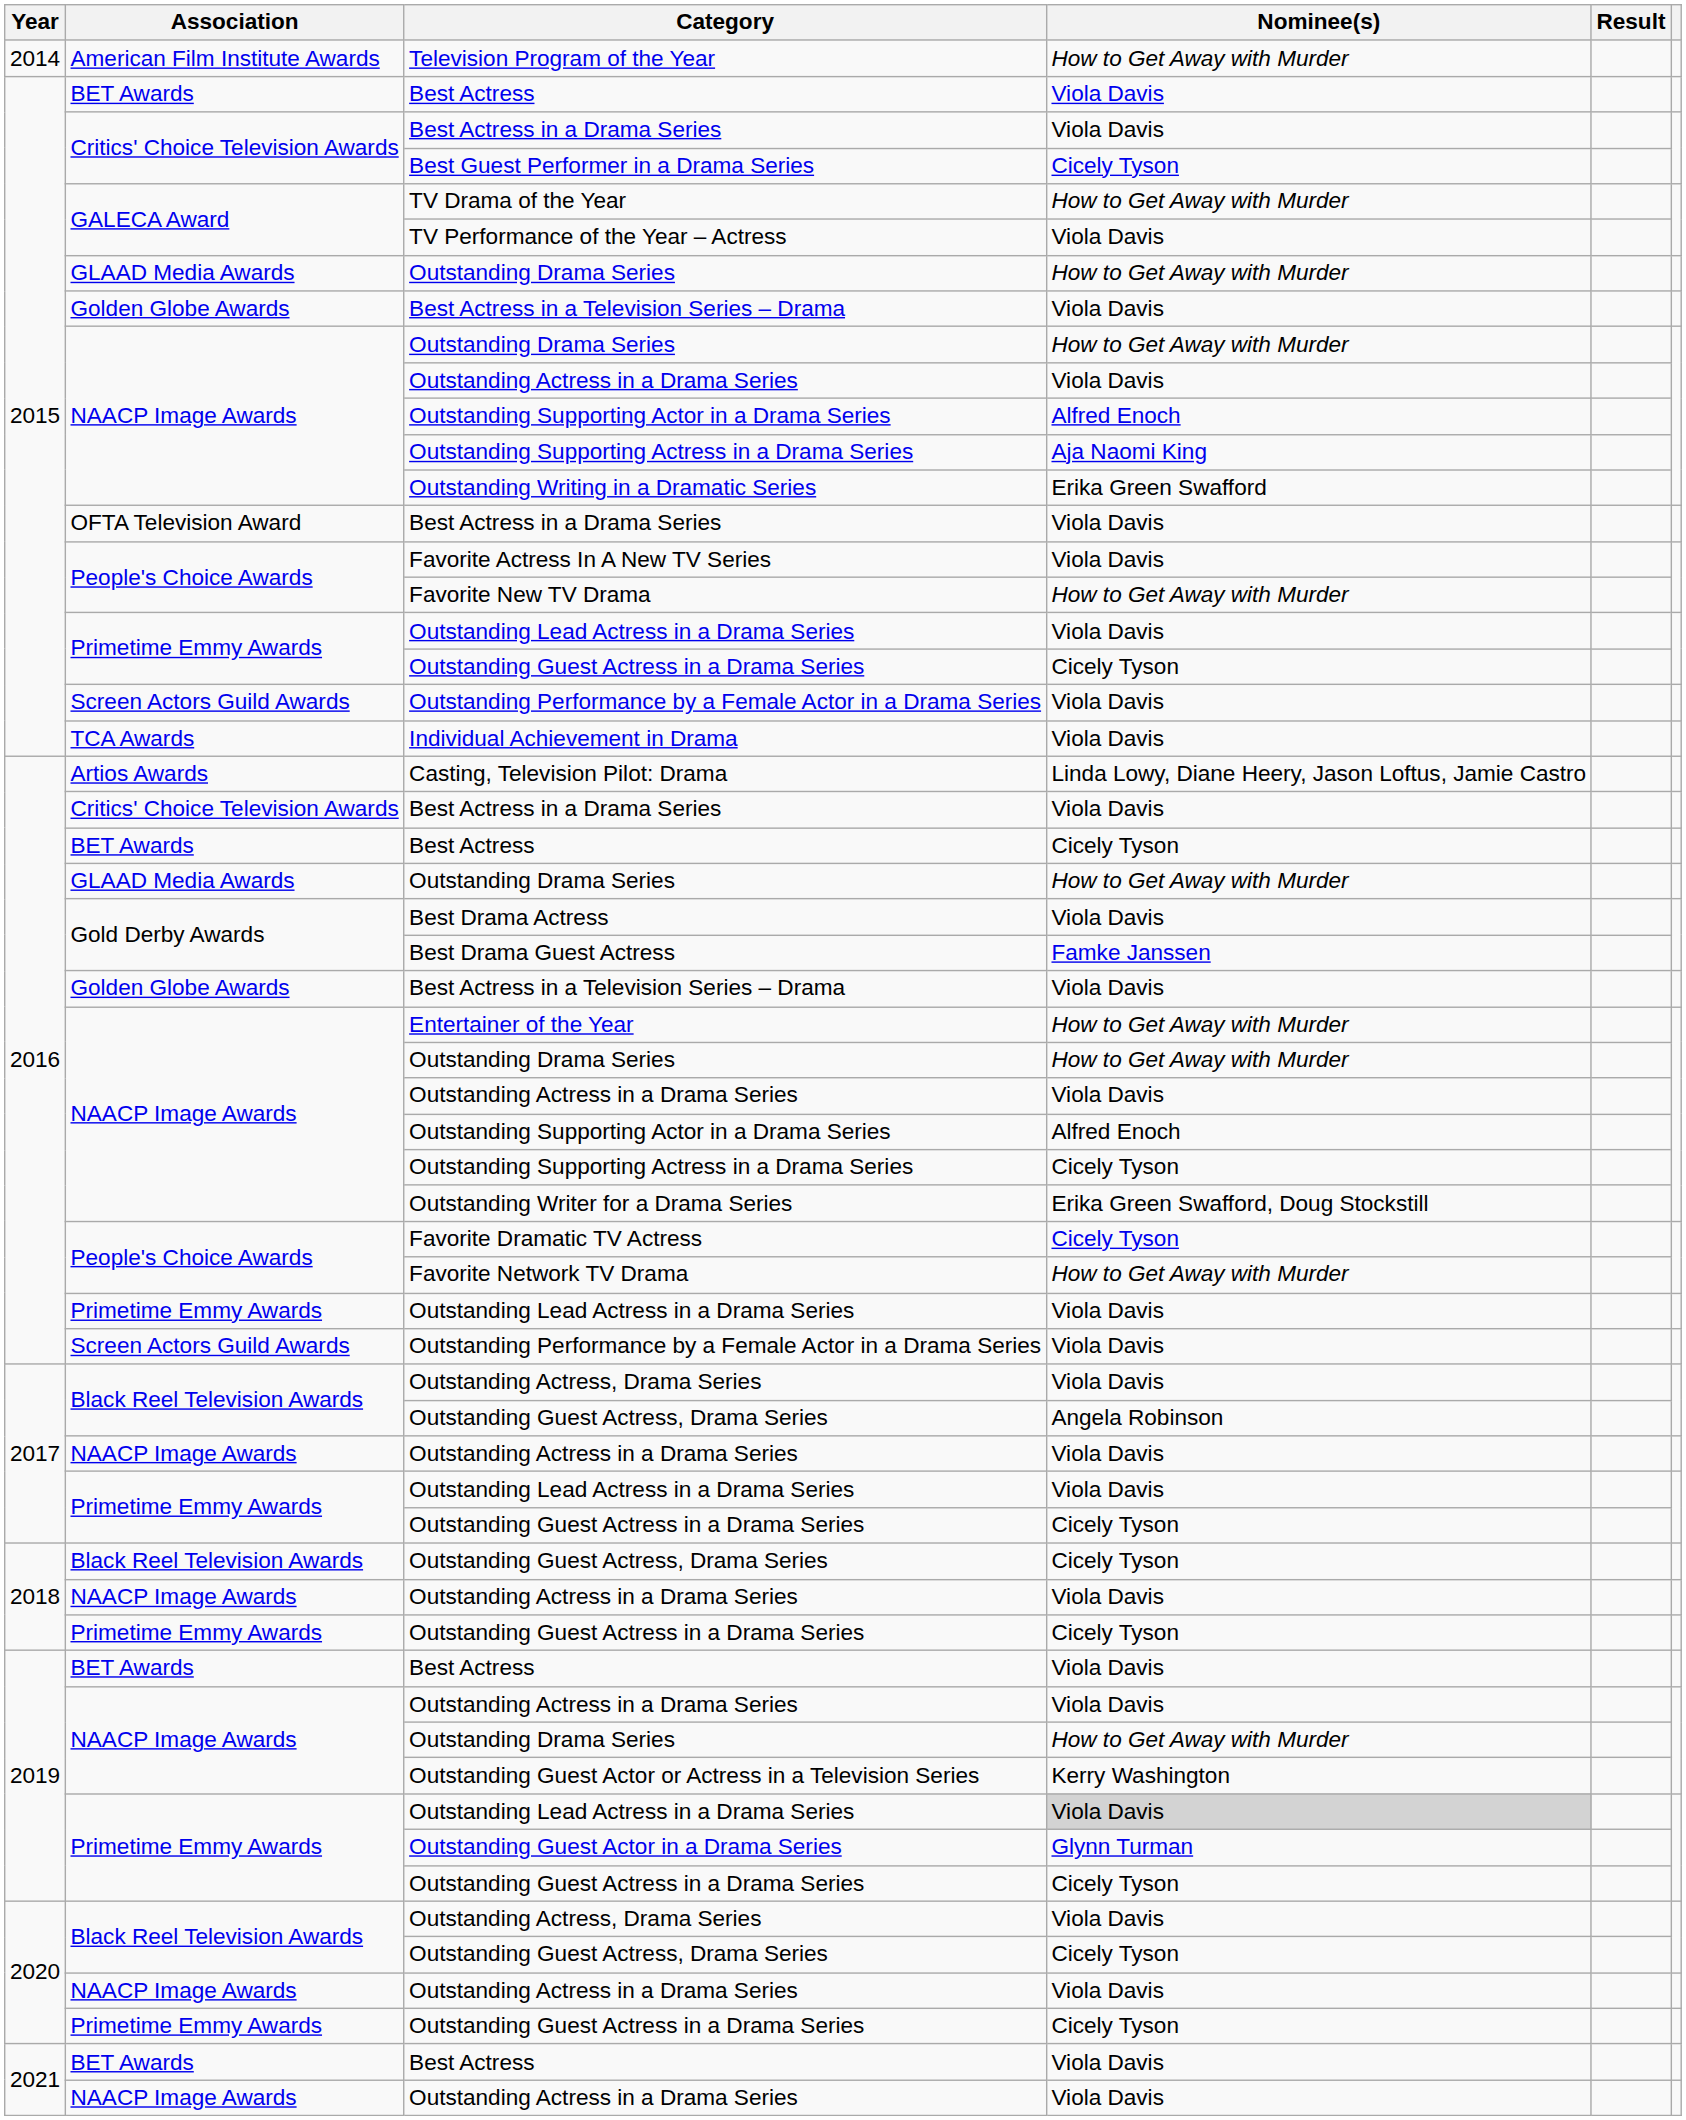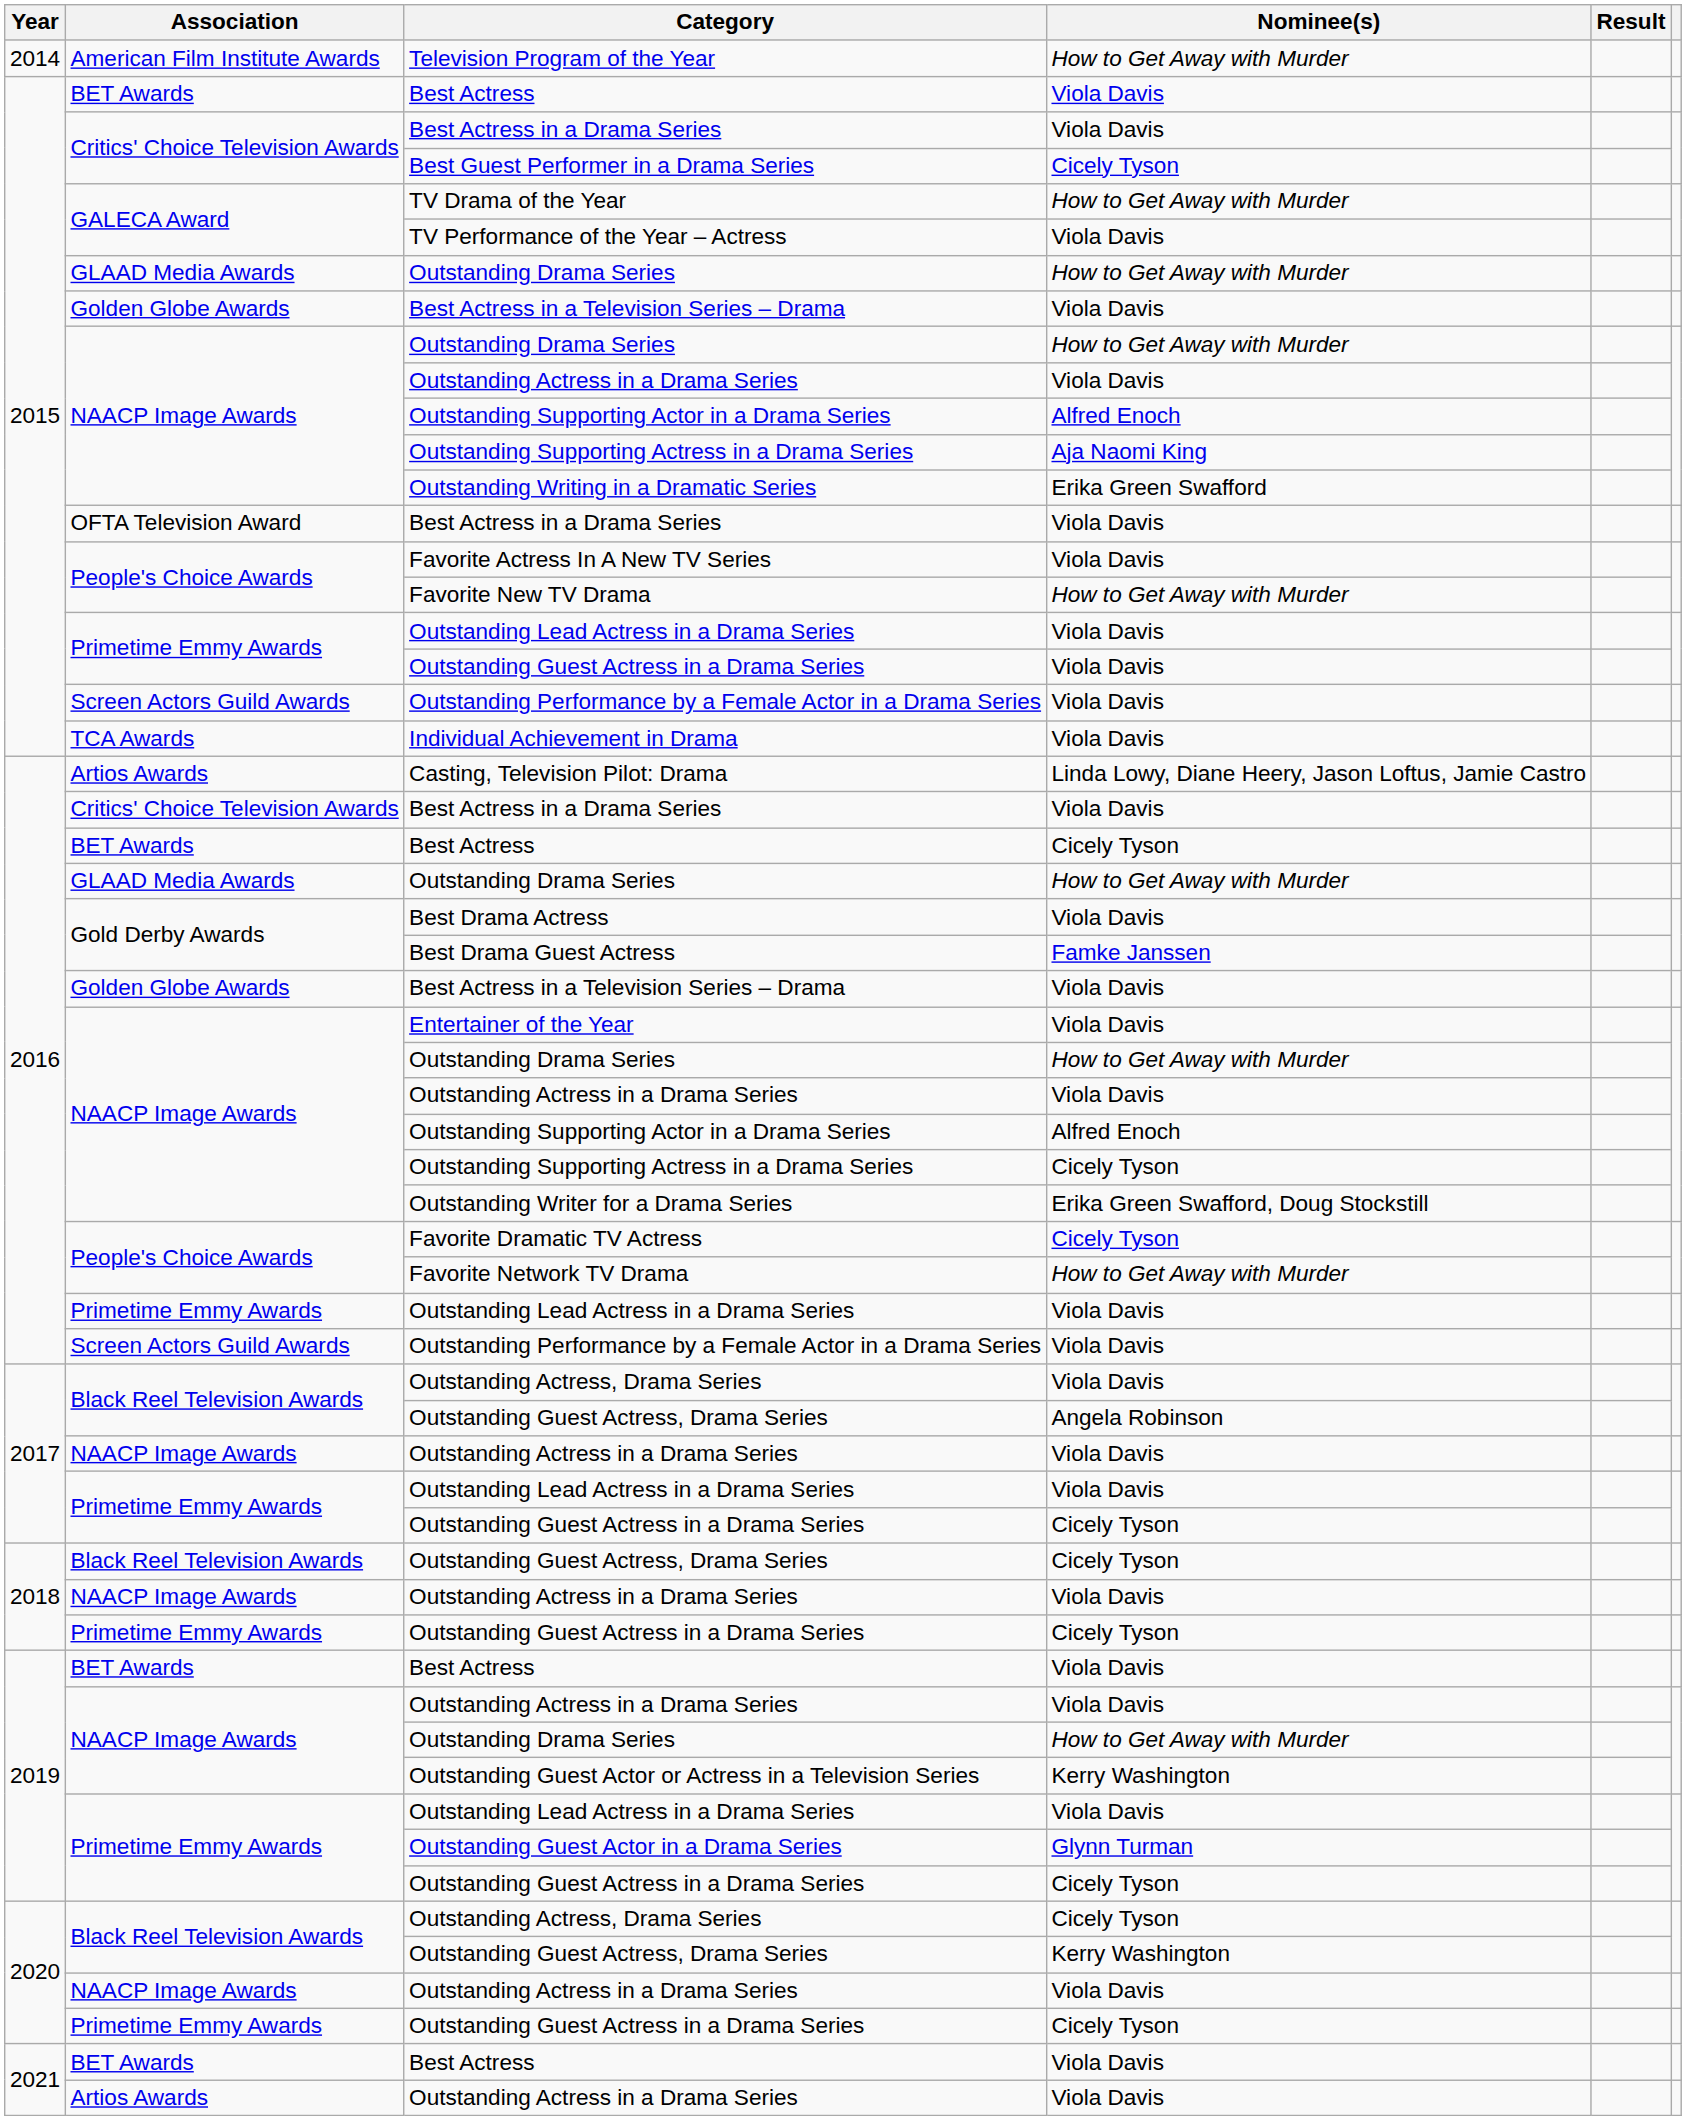(1115, 666) Cicely Tyson -> (1108, 666) Viola Davis
(1200, 1024) How to Get Away with Murder -> (1108, 1024) Viola Davis
(1108, 1811) lightgrey background -> (1108, 1811) no background
(1108, 1918) Viola Davis -> (1115, 1918) Cicely Tyson
(1115, 1954) Cicely Tyson -> (1141, 1954) Kerry Washington
(184, 2097) NAACP Image Awards -> (139, 2097) Artios Awards
